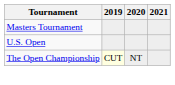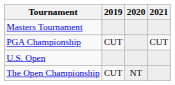+ row: (44, 42)
(113, 58) lightyellow background -> (113, 73) no background
